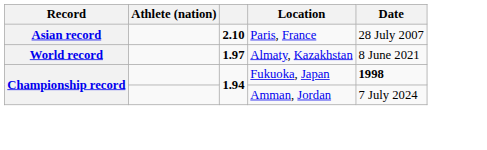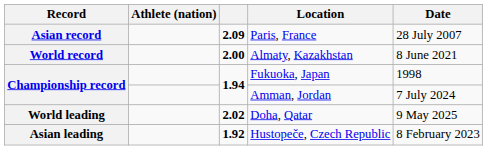(233, 34) 2.10 -> (233, 34) 2.09
(233, 54) 1.97 -> (233, 54) 2.00
(371, 74) bold -> (409, 74) normal
+ row: (281, 114)
+ row: (320, 134)
